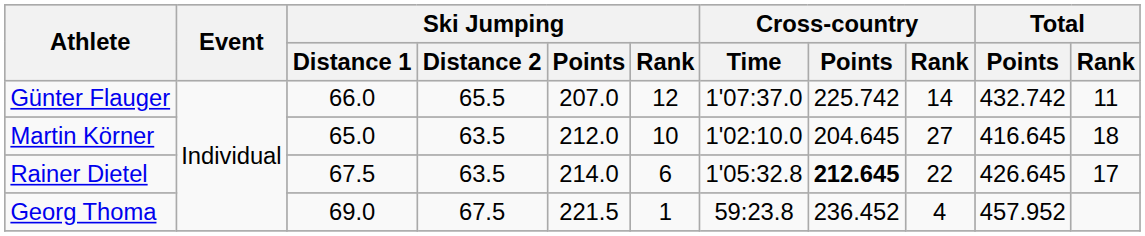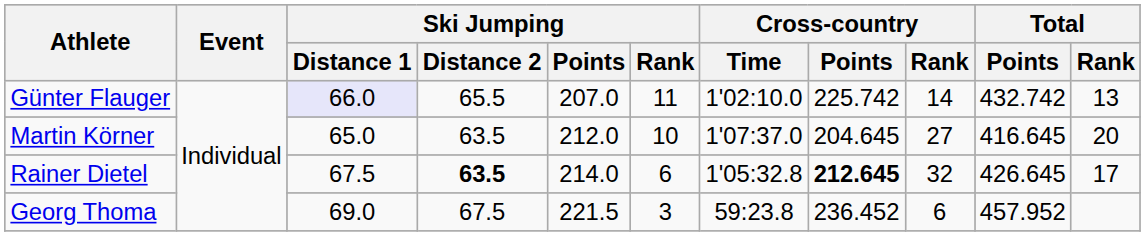(352, 99) no background -> (352, 99) lavender background
(665, 99) 12 -> (665, 99) 11
(754, 99) 1'07:37.0 -> (754, 99) 1'02:10.0
(1106, 99) 11 -> (1106, 99) 13
(754, 137) 1'02:10.0 -> (754, 137) 1'07:37.0
(1106, 137) 18 -> (1106, 137) 20
(482, 174) normal -> (482, 174) bold
(940, 174) 22 -> (940, 174) 32
(665, 212) 1 -> (665, 212) 3
(940, 212) 4 -> (940, 212) 6
